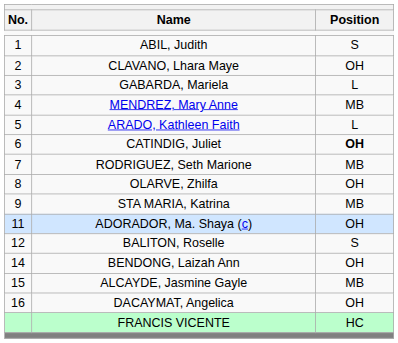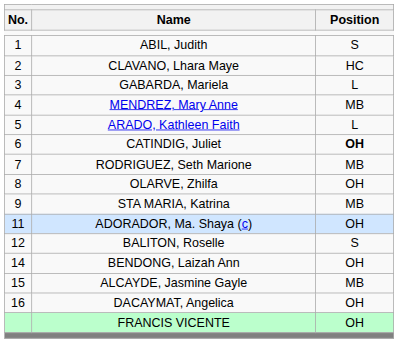(355, 65) OH -> (355, 65) HC
(355, 322) HC -> (355, 322) OH
